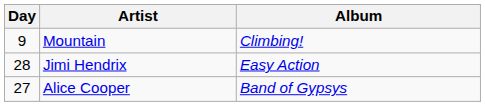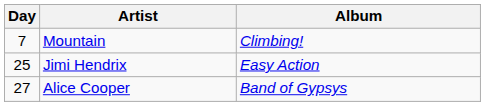(22, 40) 9 -> (22, 40) 7
(22, 64) 28 -> (22, 64) 25
